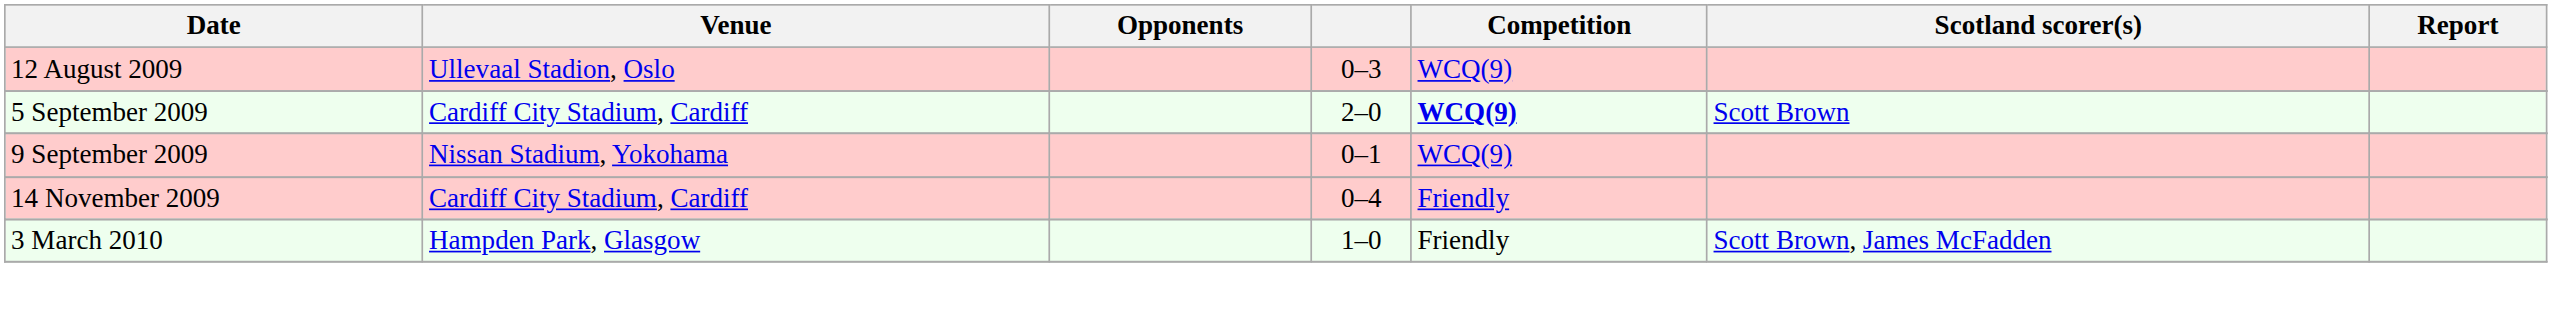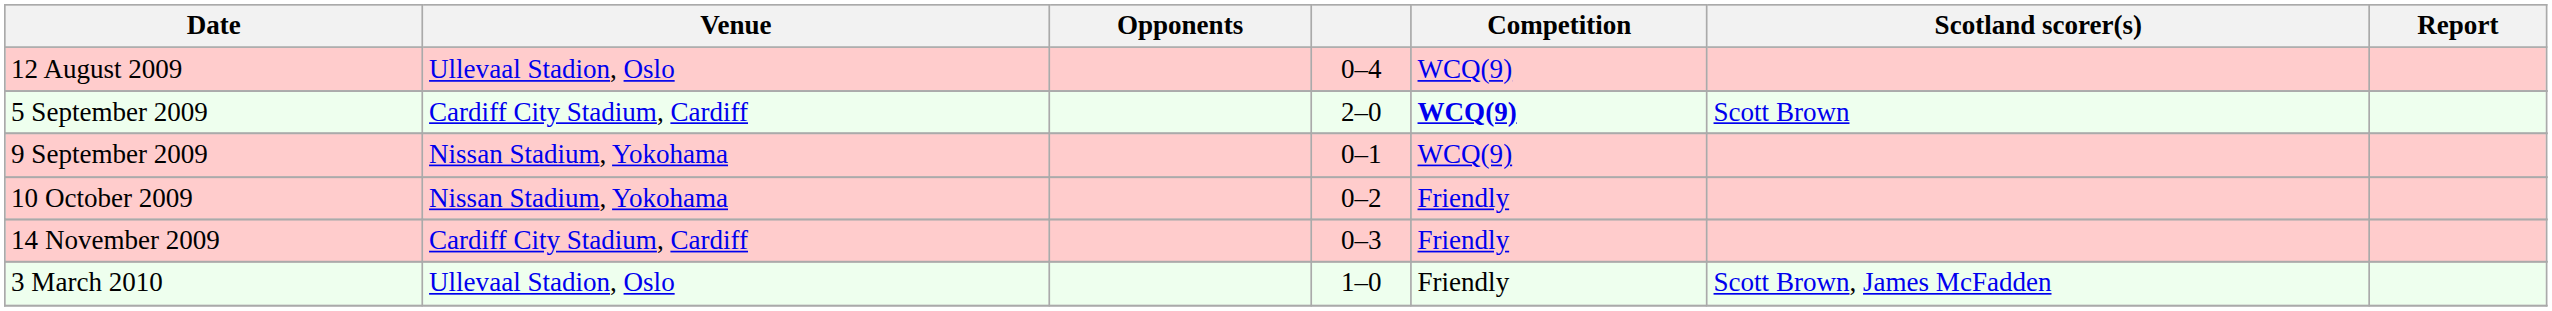(1361, 68) 0–3 -> (1361, 68) 0–4
+ row: (102, 197)
(1361, 197) 0–4 -> (1361, 240) 0–3
(565, 240) Hampden Park, Glasgow -> (552, 283) Ullevaal Stadion, Oslo
